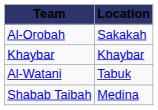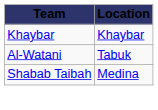- row: (36, 34)
